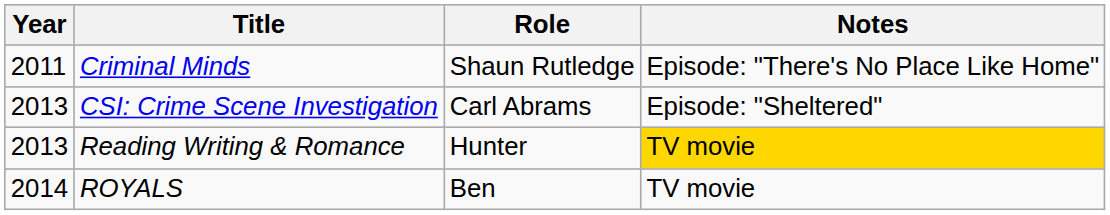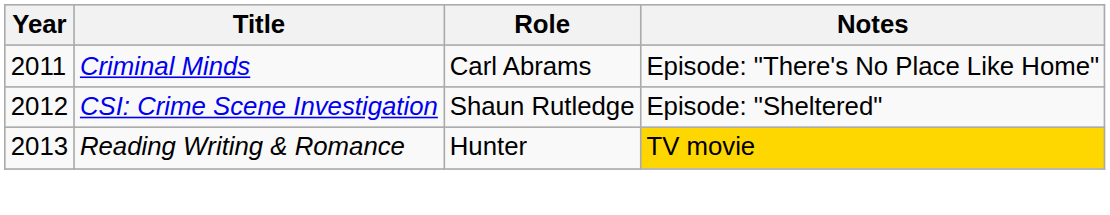(542, 65) Shaun Rutledge -> (521, 65) Carl Abrams
(39, 106) 2013 -> (39, 106) 2012
(521, 106) Carl Abrams -> (542, 106) Shaun Rutledge
- row: (131, 188)
